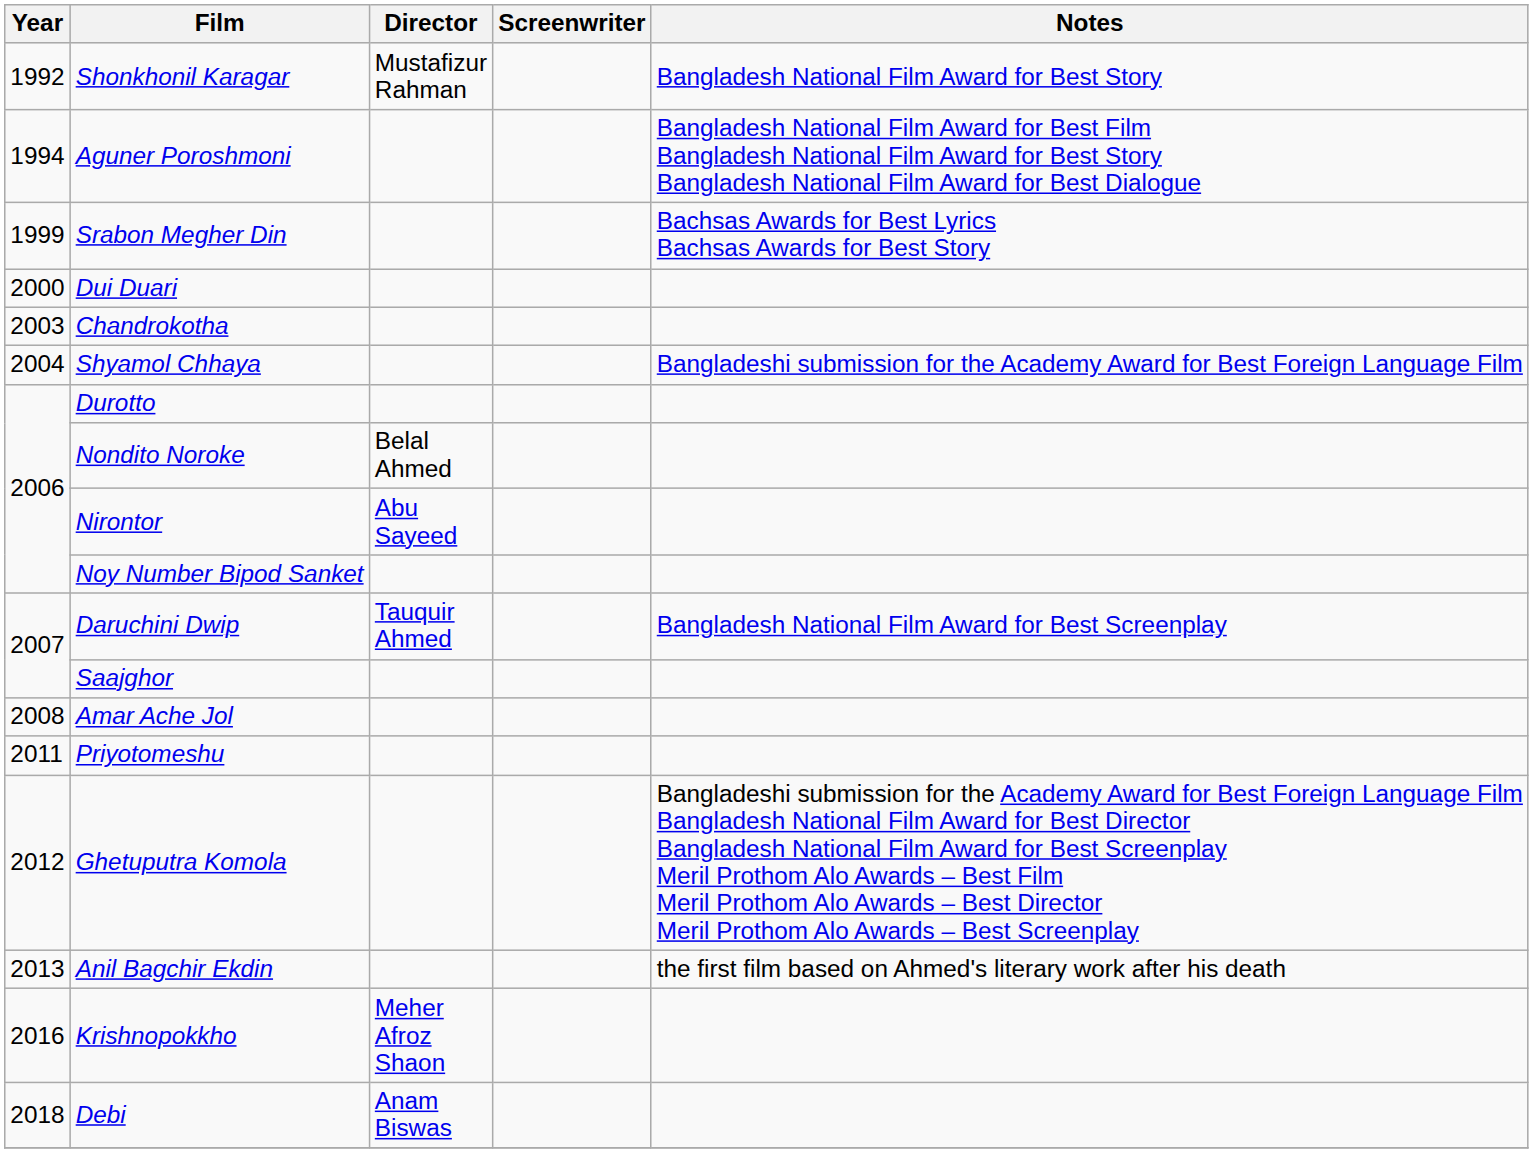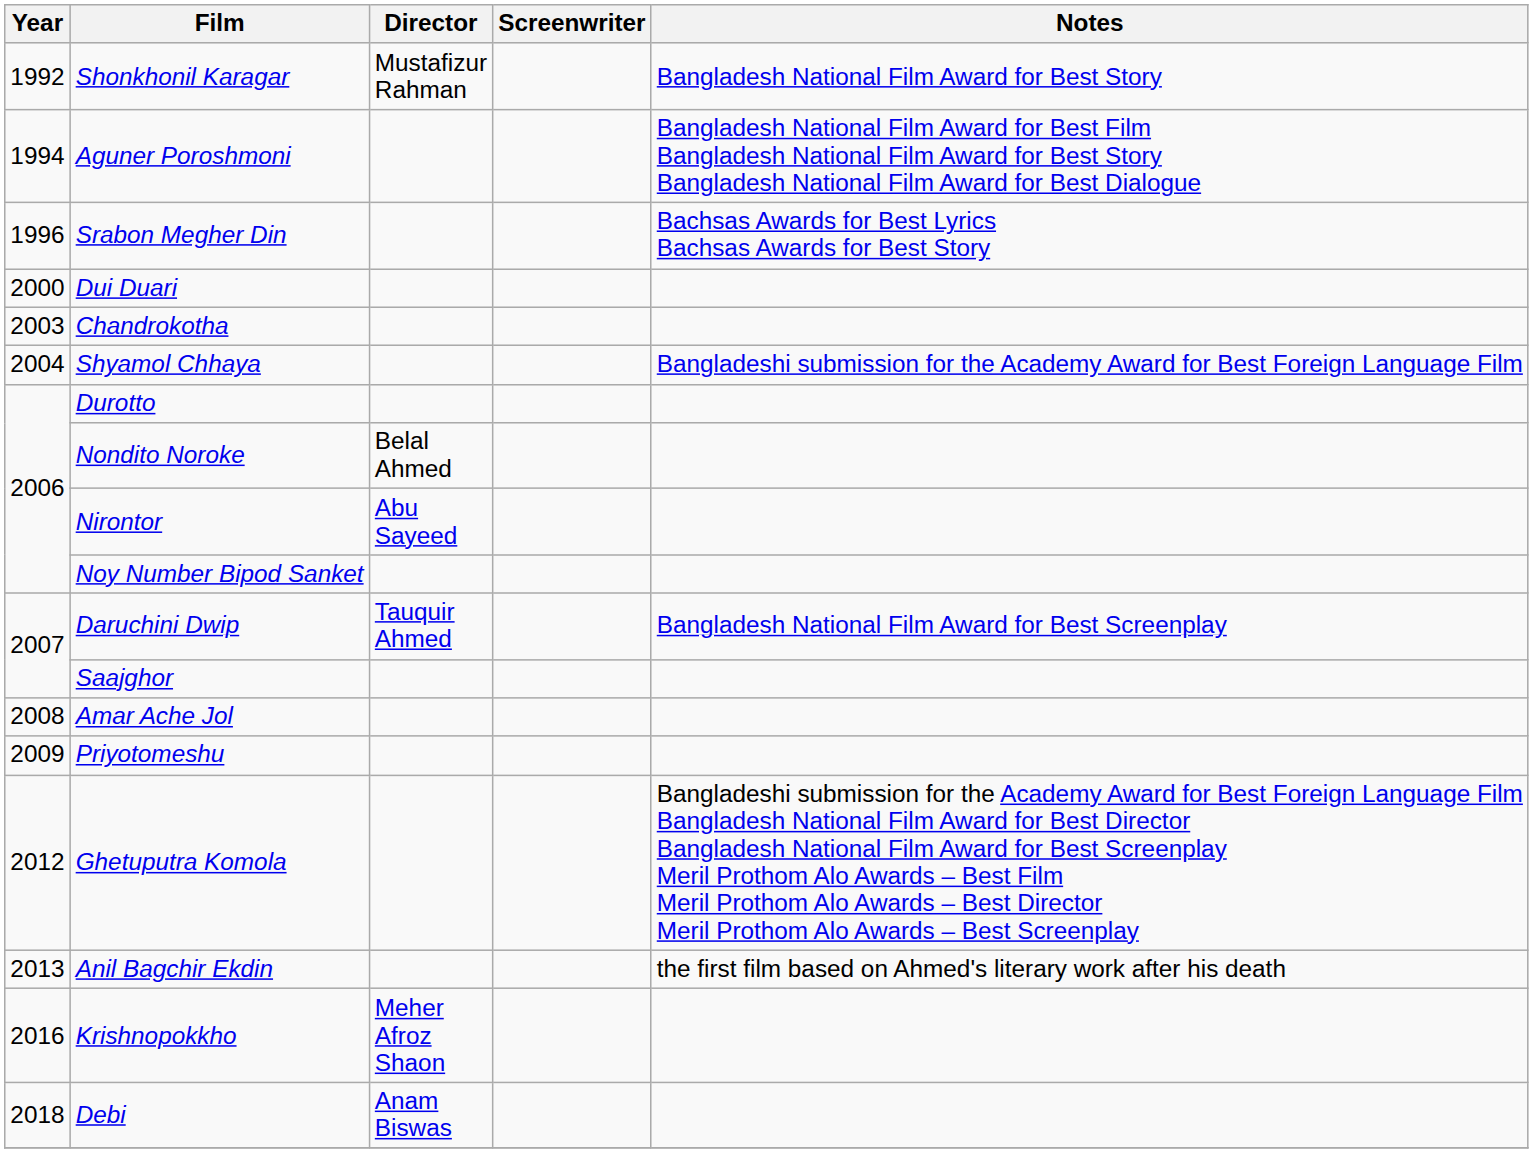(37, 235) 1999 -> (37, 235) 1996
(37, 755) 2011 -> (37, 755) 2009
